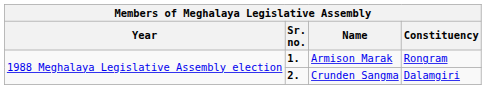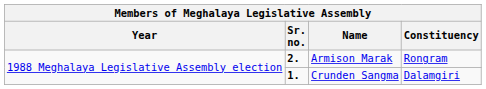(294, 59) 1. -> (294, 59) 2.
(294, 76) 2. -> (294, 76) 1.
